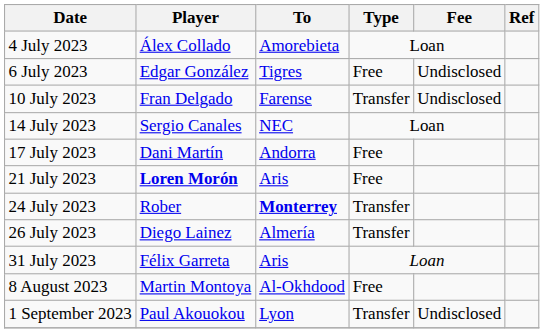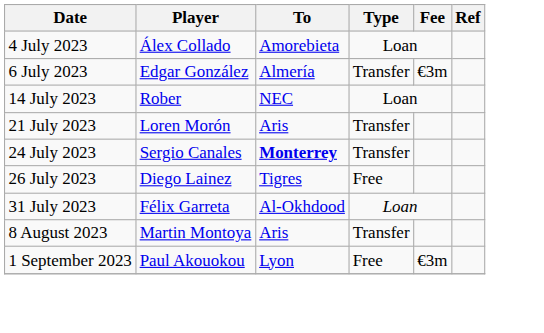(280, 71) Tigres -> (287, 71) Almería
(368, 71) Free -> (381, 71) Transfer
(459, 71) Undisclosed -> (432, 71) €3m
- row: (52, 98)
(191, 125) Sergio Canales -> (160, 98) Rober
- row: (52, 152)
(189, 179) bold -> (185, 125) normal
(368, 179) Free -> (381, 125) Transfer
(160, 206) Rober -> (191, 152) Sergio Canales
(287, 233) Almería -> (280, 179) Tigres
(381, 233) Transfer -> (368, 179) Free
(274, 260) Aris -> (302, 206) Al-Okhdood
(302, 286) Al-Okhdood -> (274, 233) Aris
(368, 286) Free -> (381, 233) Transfer
(381, 313) Transfer -> (368, 260) Free
(459, 313) Undisclosed -> (432, 260) €3m
